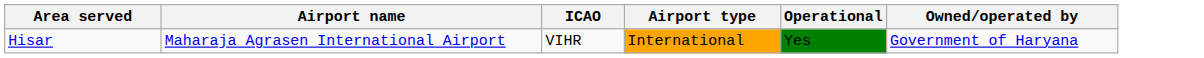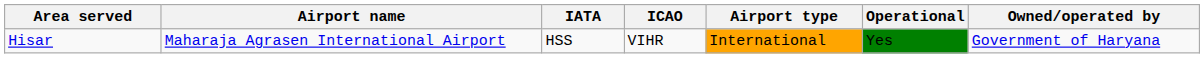+ column: (583, 17)
